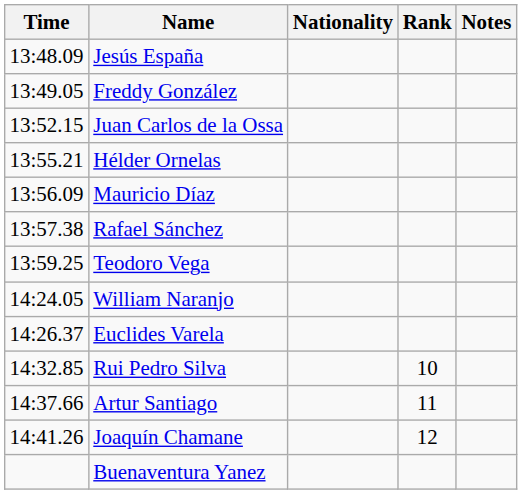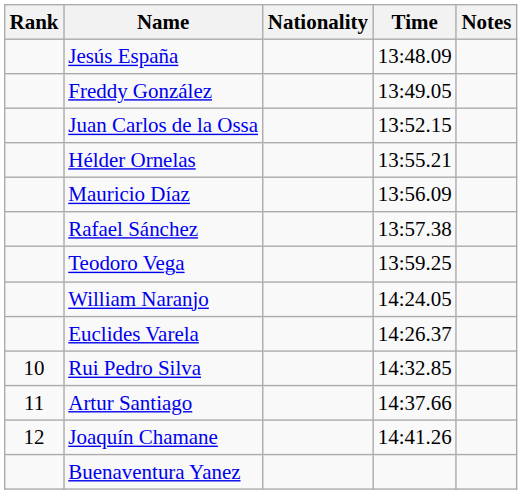columns swapped: (427, 21) <-> (47, 21)
